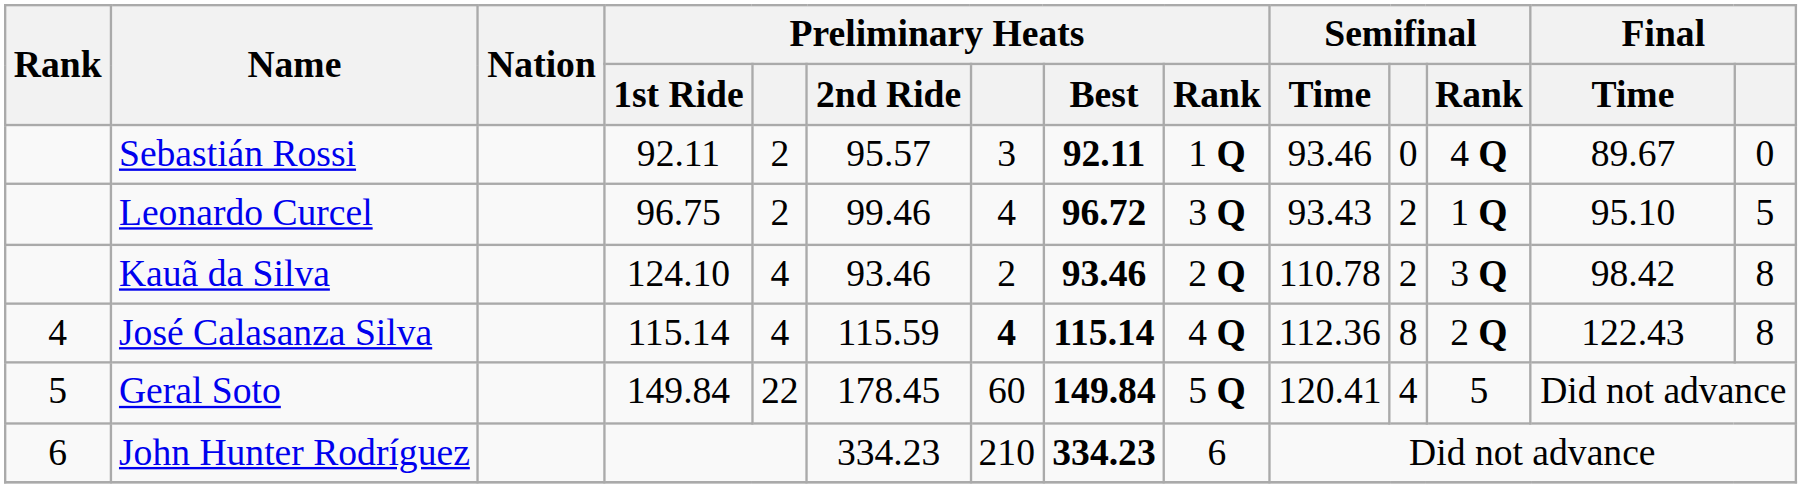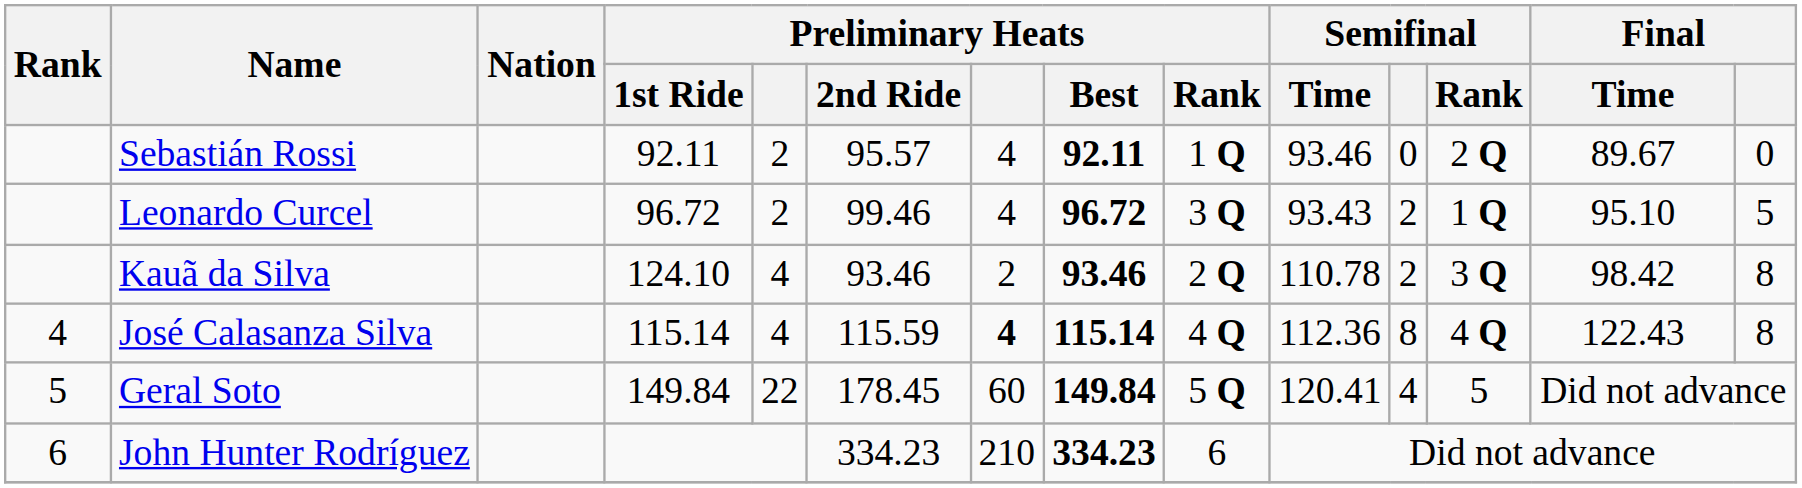(1007, 153) 3 -> (1007, 153) 4
(1479, 153) 4 Q -> (1479, 153) 2 Q
(678, 213) 96.75 -> (678, 213) 96.72
(1479, 332) 2 Q -> (1479, 332) 4 Q
